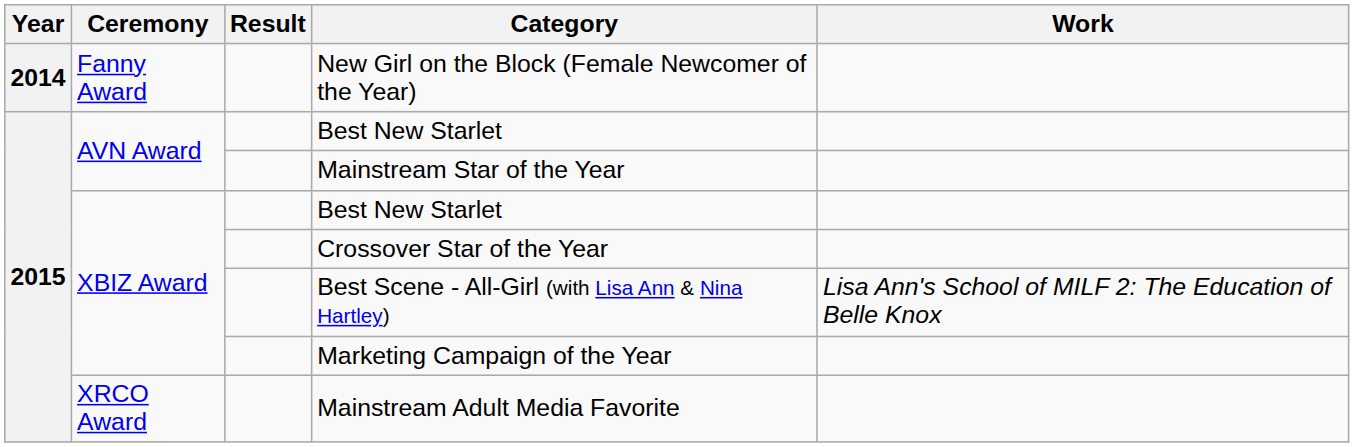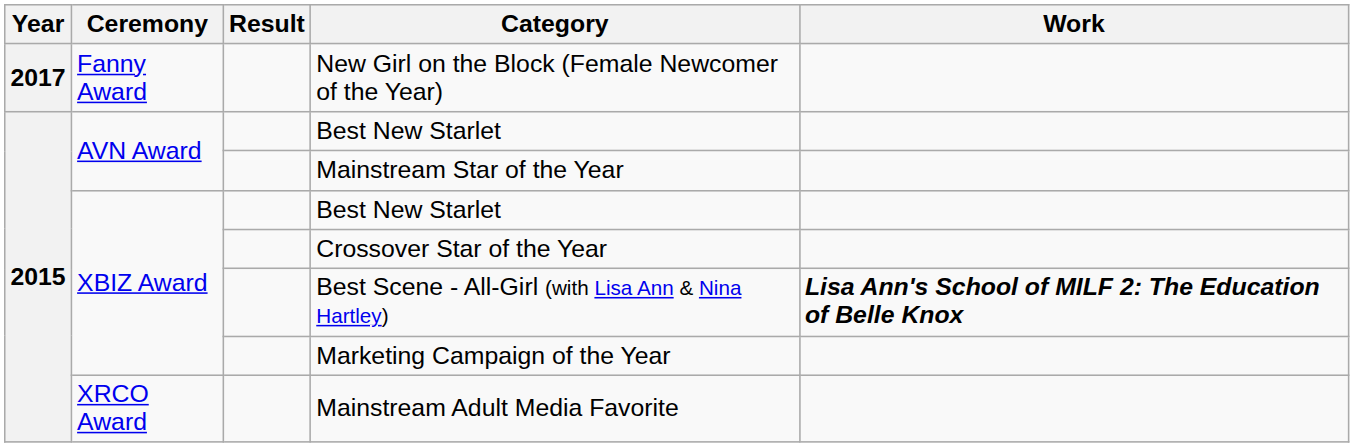(38, 77) 2014 -> (38, 77) 2017
(1077, 302) normal -> (1062, 302) bold
